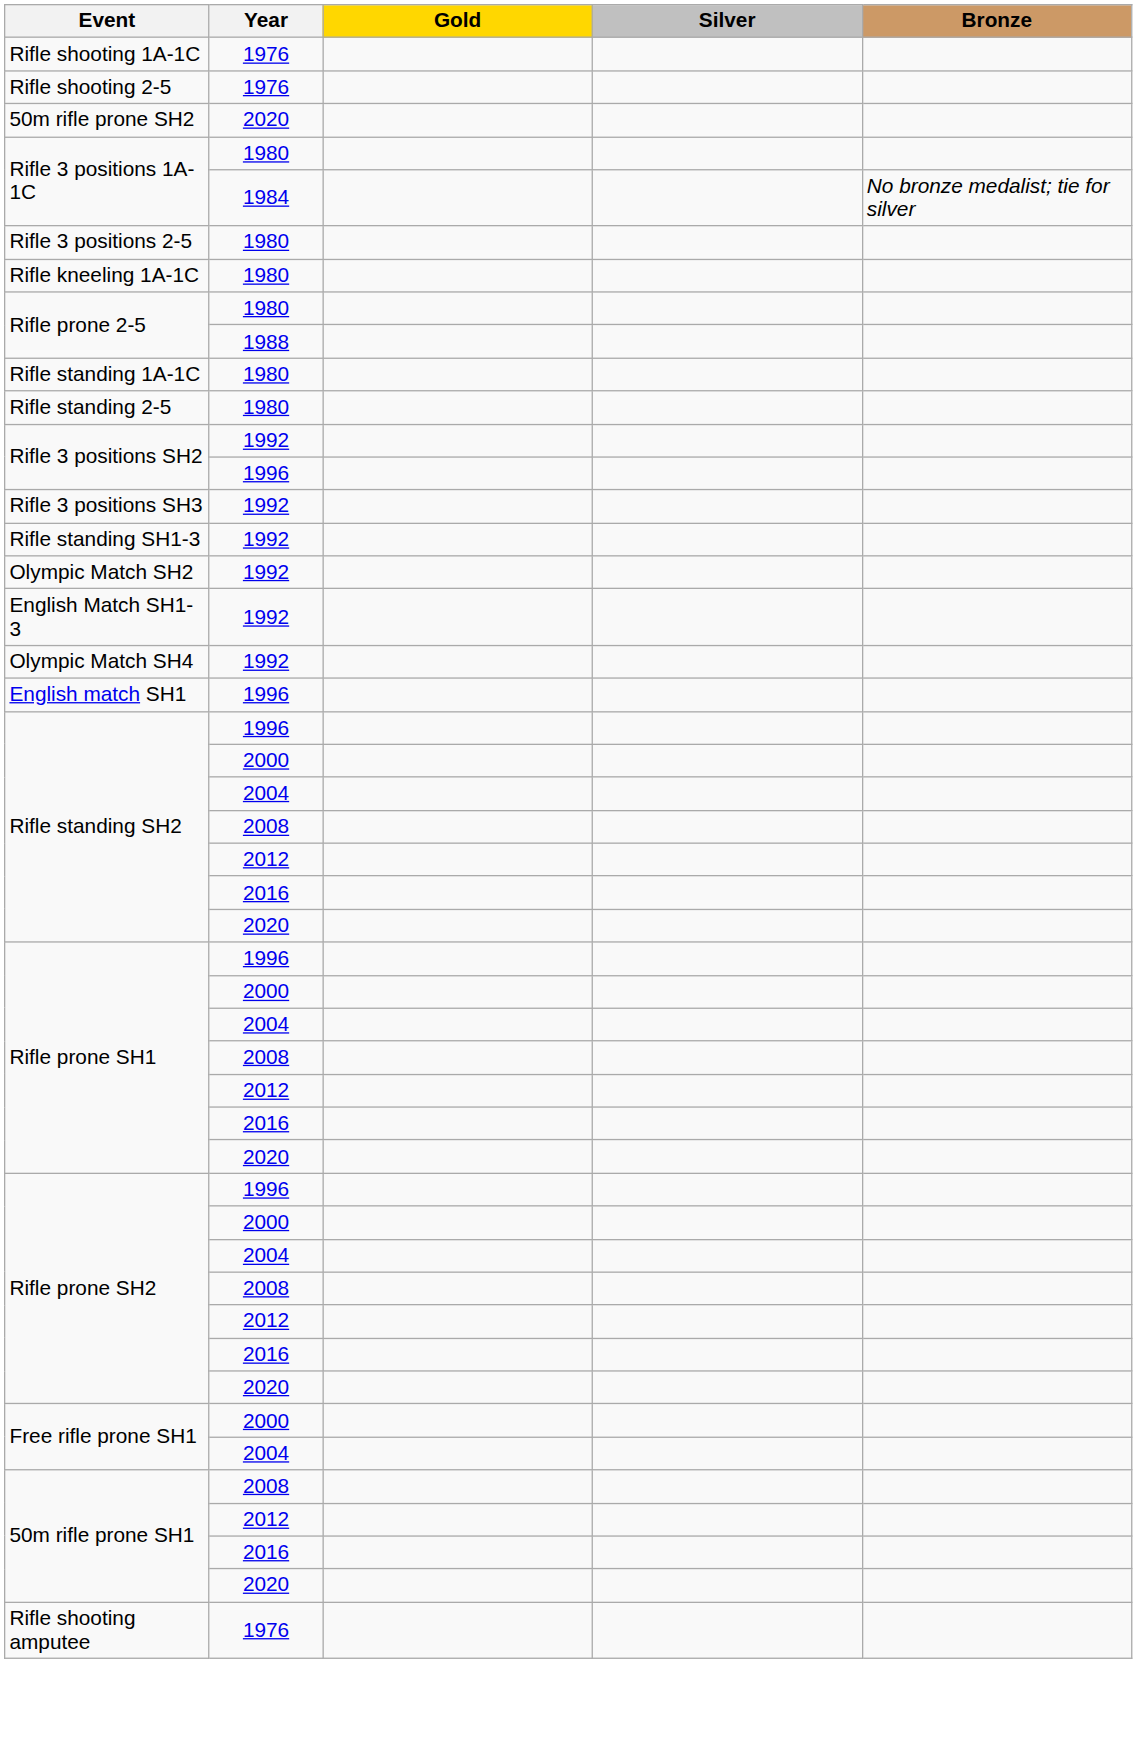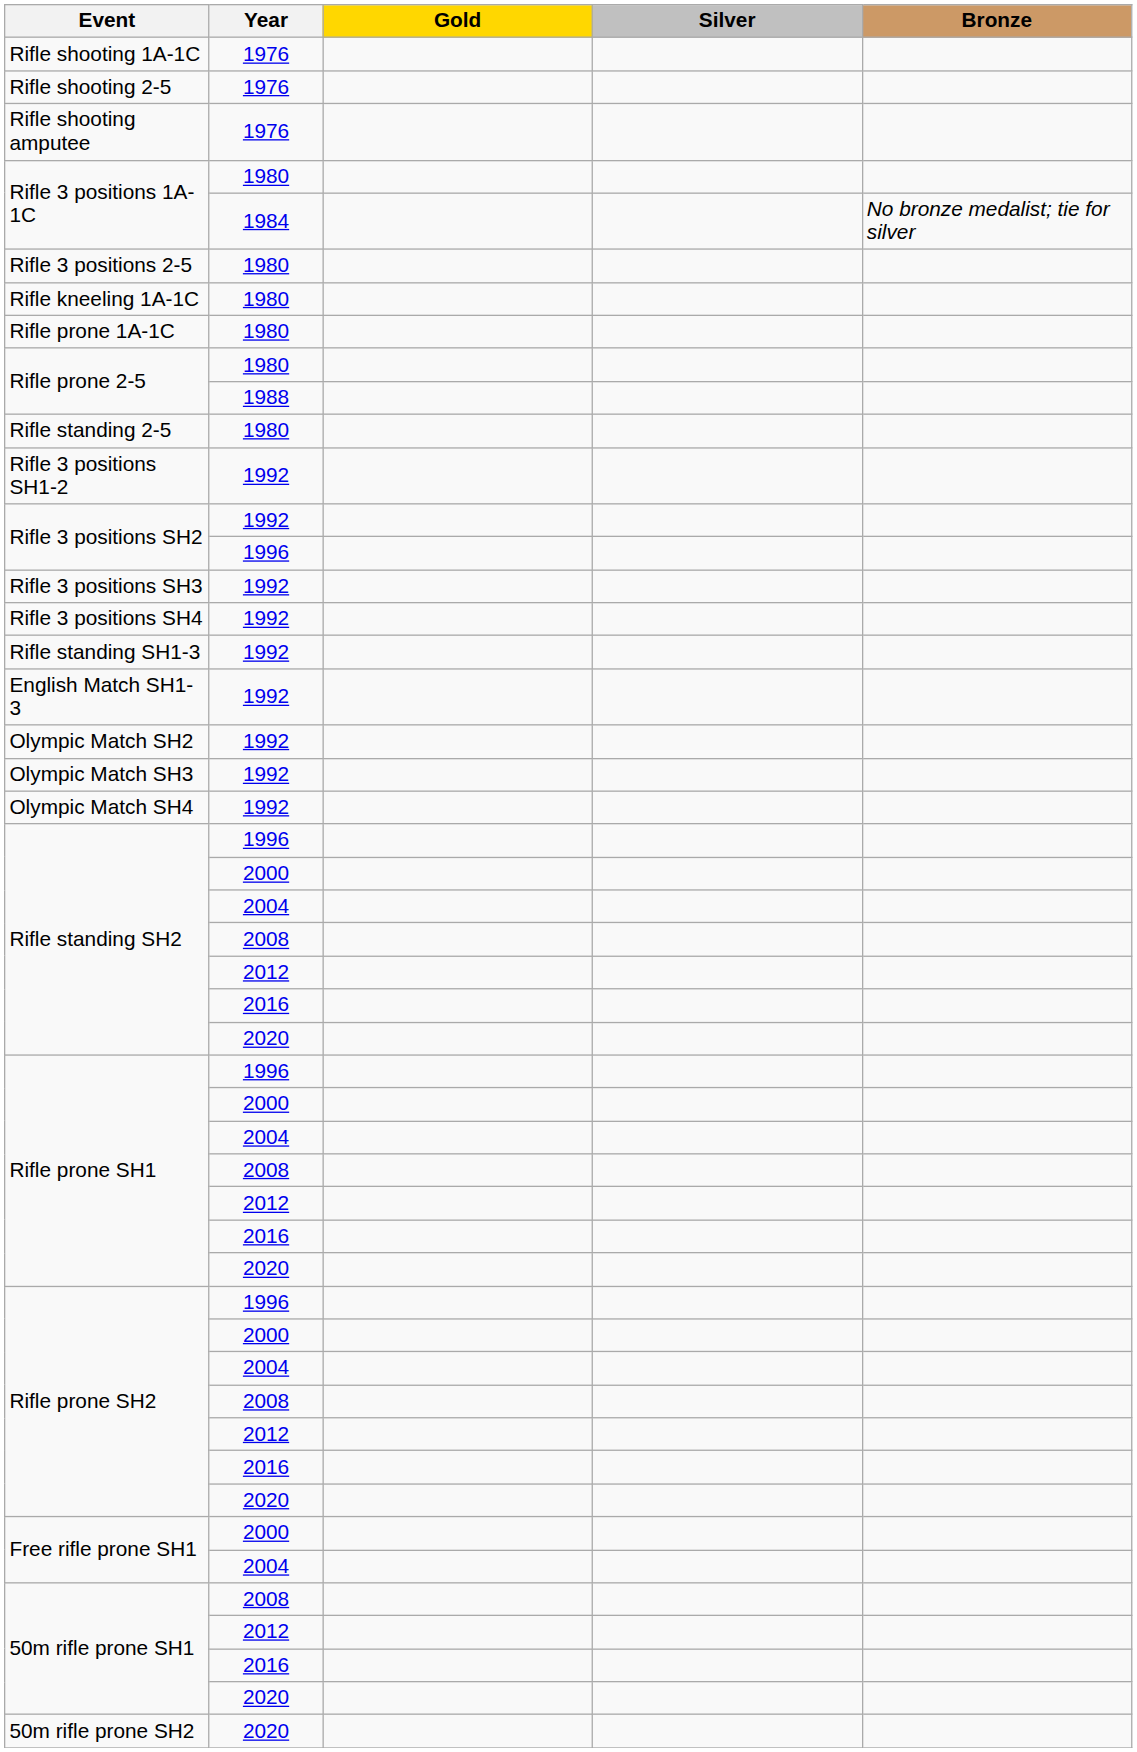rows swapped: (72, 1629) <-> (102, 119)
+ row: (92, 331)
- row: (105, 374)
+ row: (83, 475)
+ row: (106, 618)
rows swapped: (101, 616) <-> (101, 572)
+ row: (101, 774)
- row: (98, 694)
